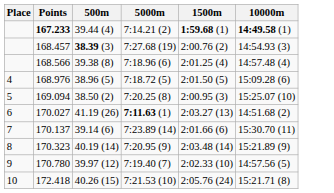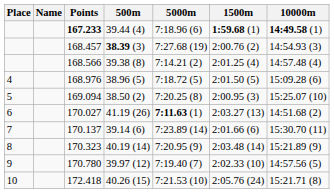+ column: (49, 12)
(147, 29) 7:14.21 (2) -> (178, 29) 7:18.96 (6)
(147, 63) 7:18.96 (6) -> (178, 63) 7:14.21 (2)
